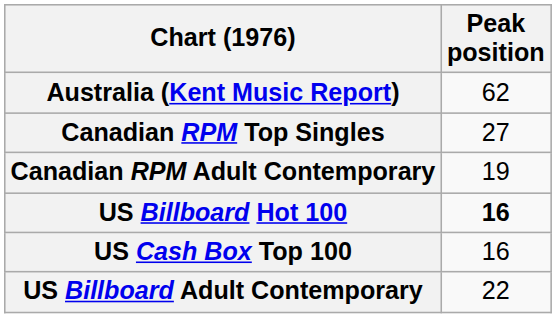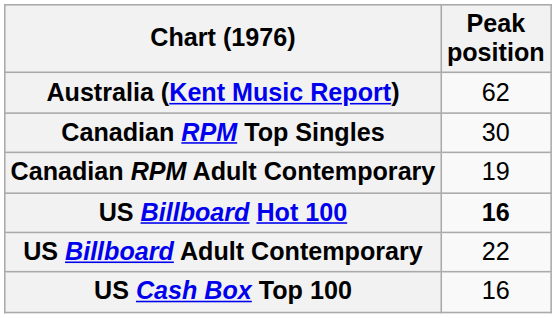(496, 132) 27 -> (496, 132) 30
rows swapped: (223, 291) <-> (223, 251)
